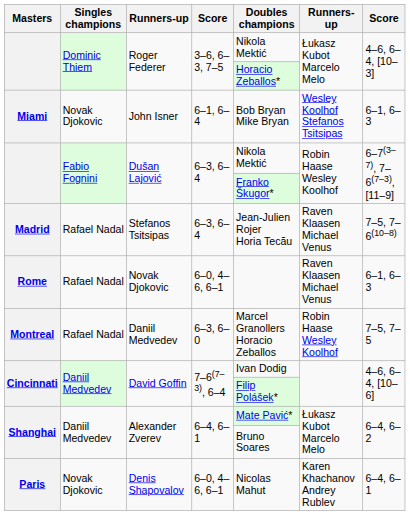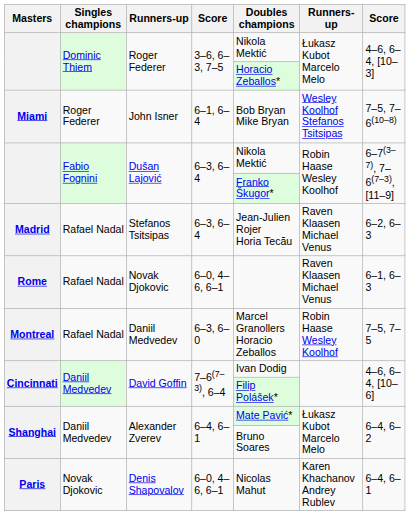(83, 116) Novak Djokovic -> (81, 116) Roger Federer
(383, 116) 6–1, 6–3 -> (383, 116) 7–5, 7–6(10–8)
(383, 229) 7–5, 7–6(10–8) -> (383, 229) 6–2, 6–3
